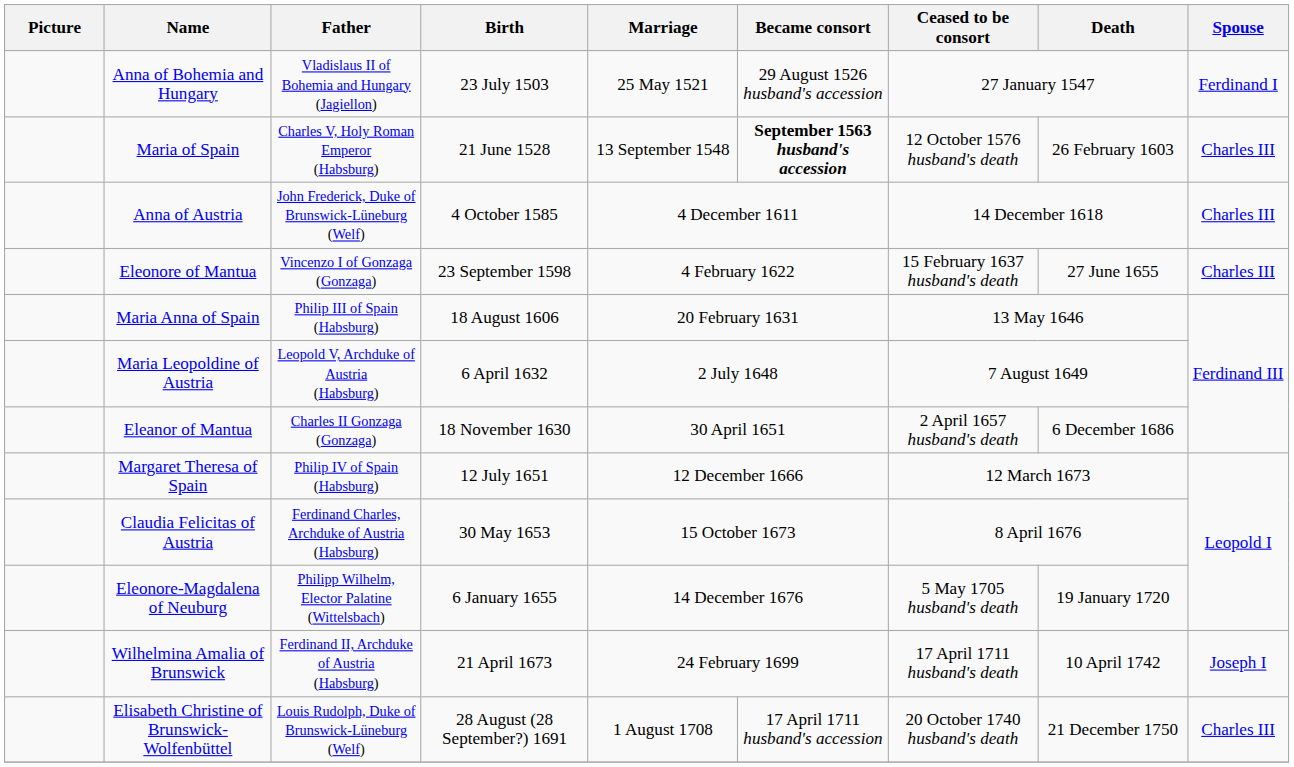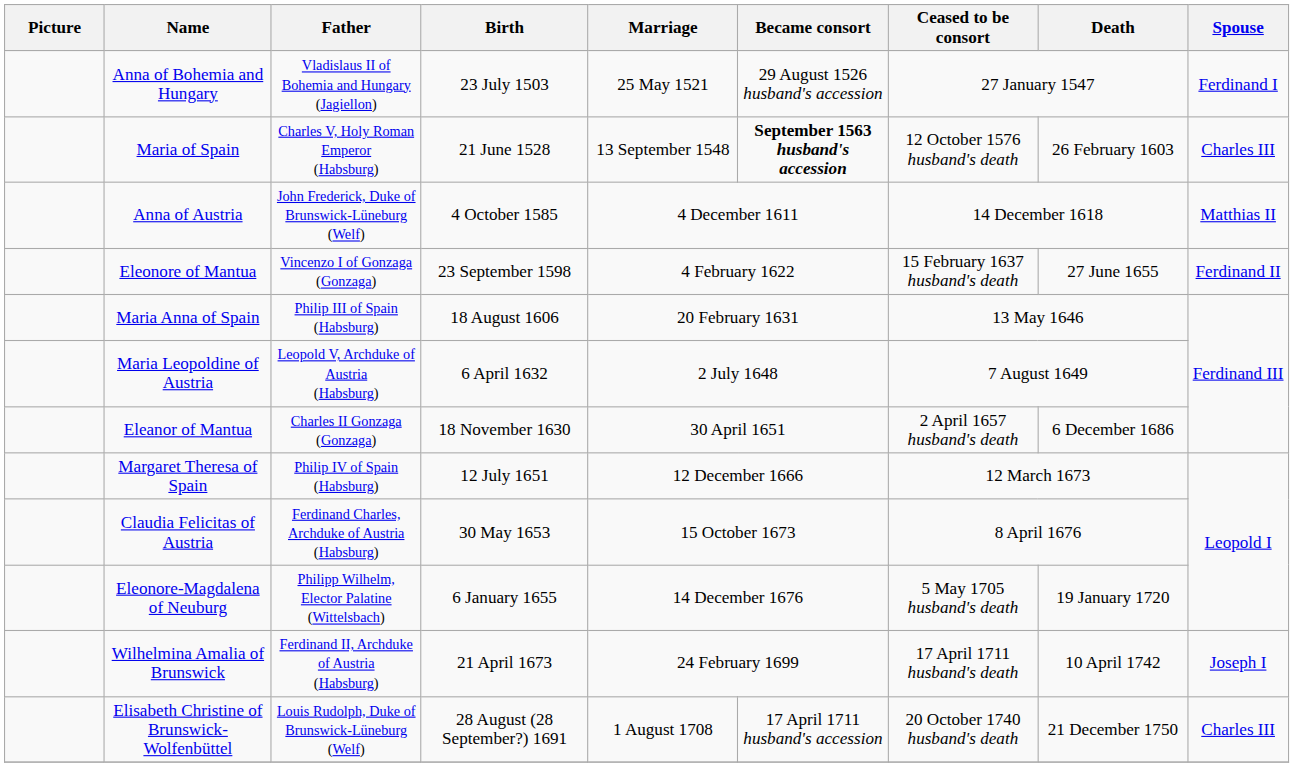(1238, 215) Charles III -> (1238, 215) Matthias II
(1238, 271) Charles III -> (1238, 271) Ferdinand II
